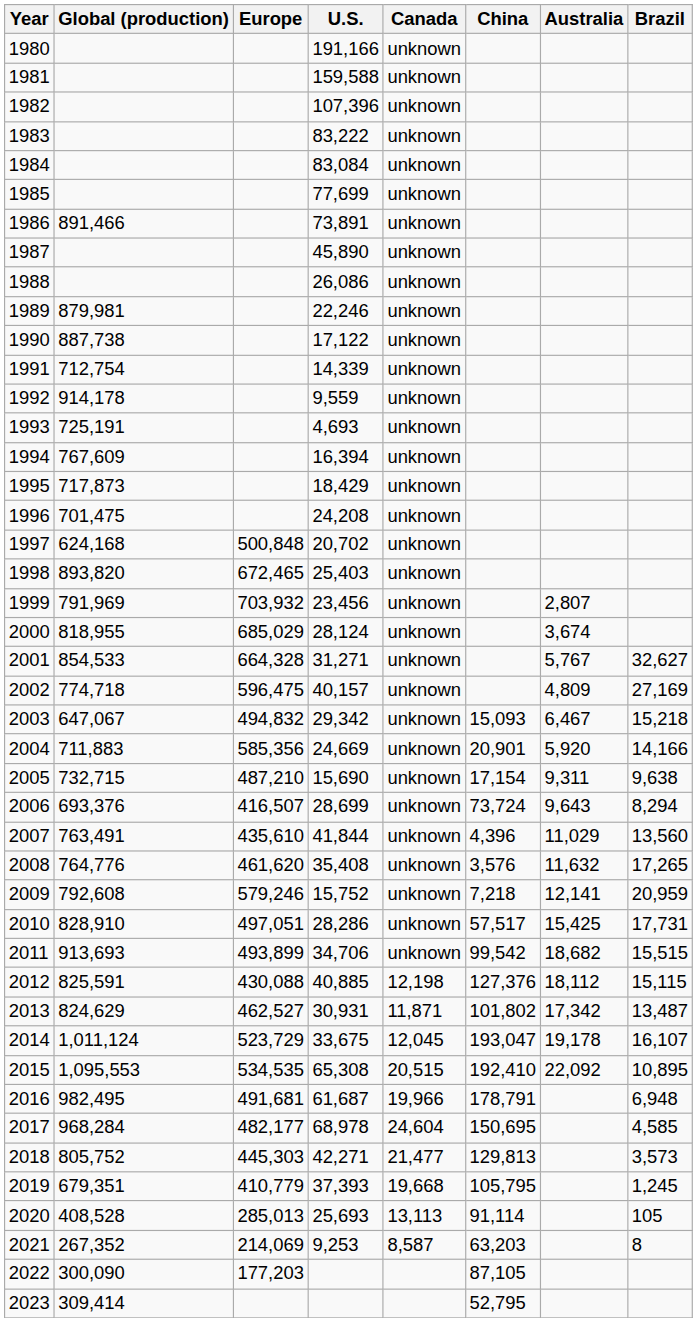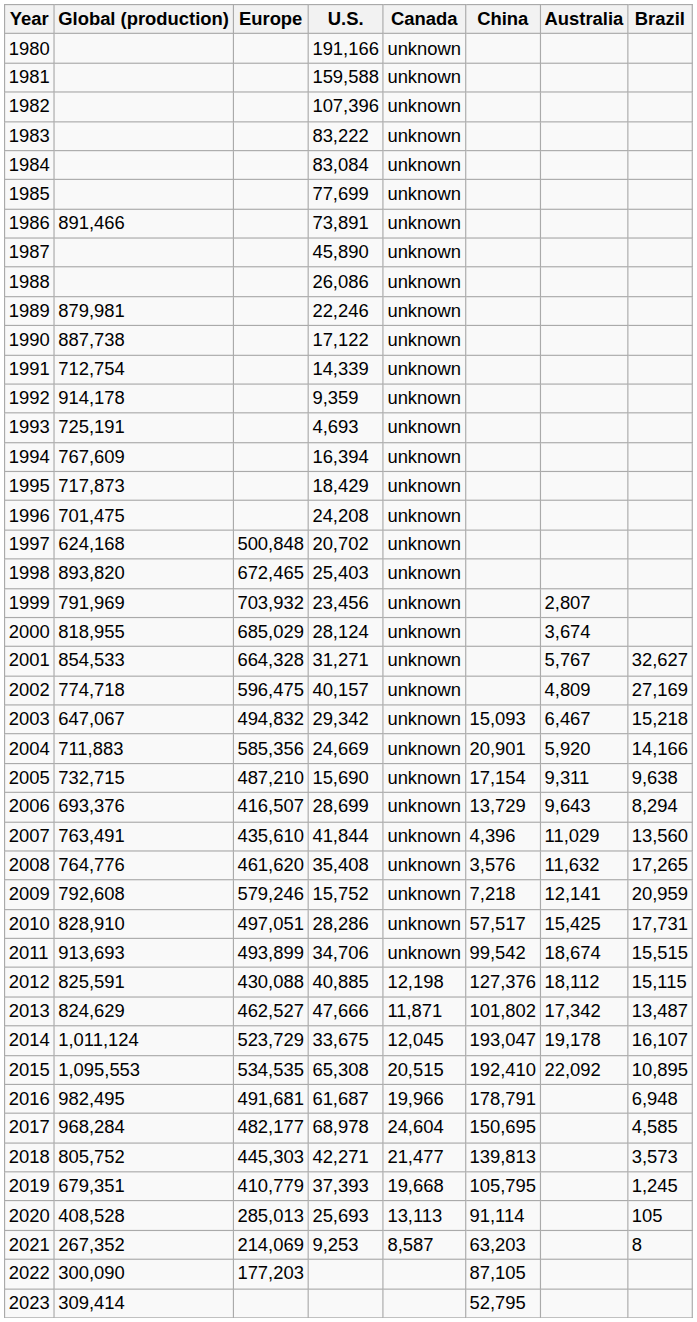(335, 398) 9,559 -> (335, 398) 9,359
(498, 806) 73,724 -> (498, 806) 13,729
(573, 952) 18,682 -> (573, 952) 18,674
(341, 1011) 30,931 -> (341, 1011) 47,666
(503, 1157) 129,813 -> (503, 1157) 139,813
